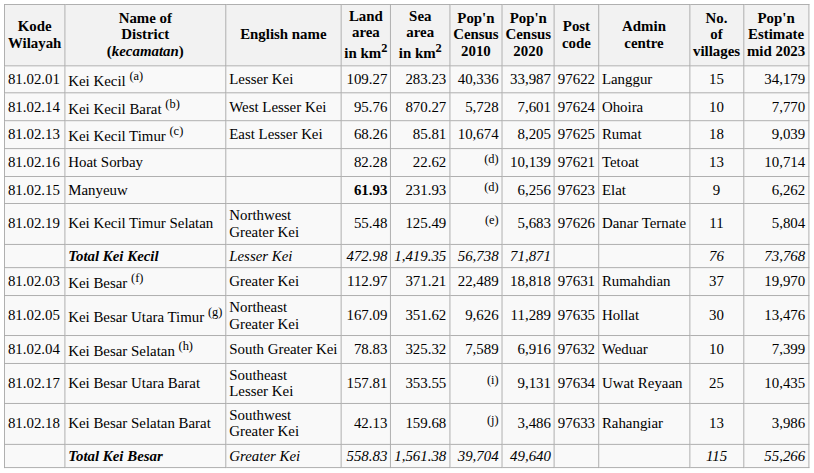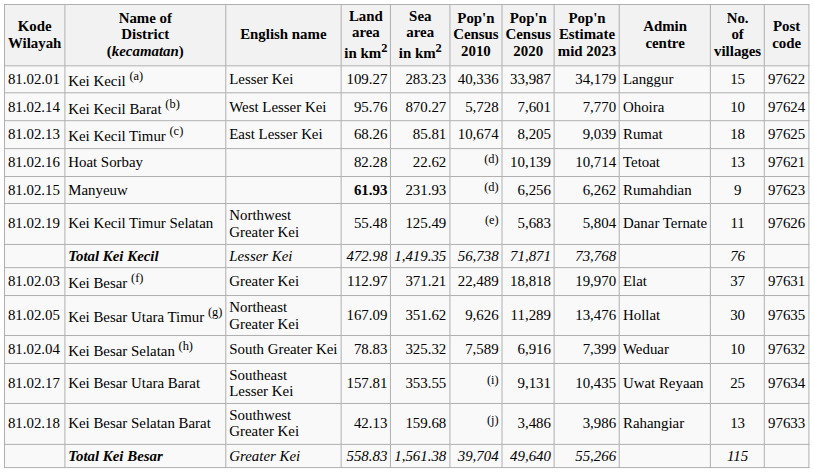columns swapped: (776, 35) <-> (576, 35)
(614, 189) Elat -> (657, 189) Rumahdian
(636, 281) Rumahdian -> (635, 281) Elat
